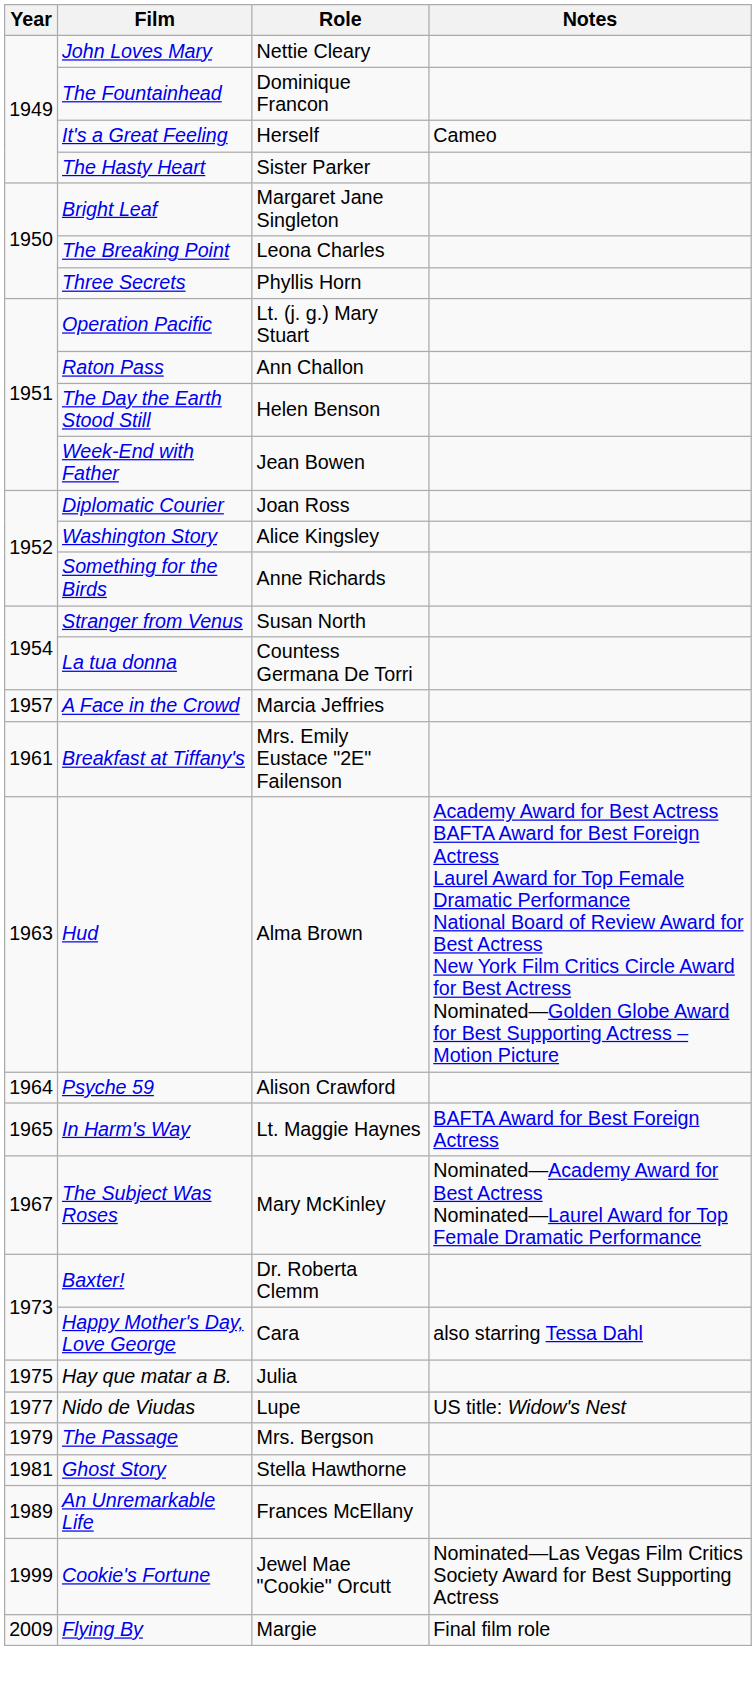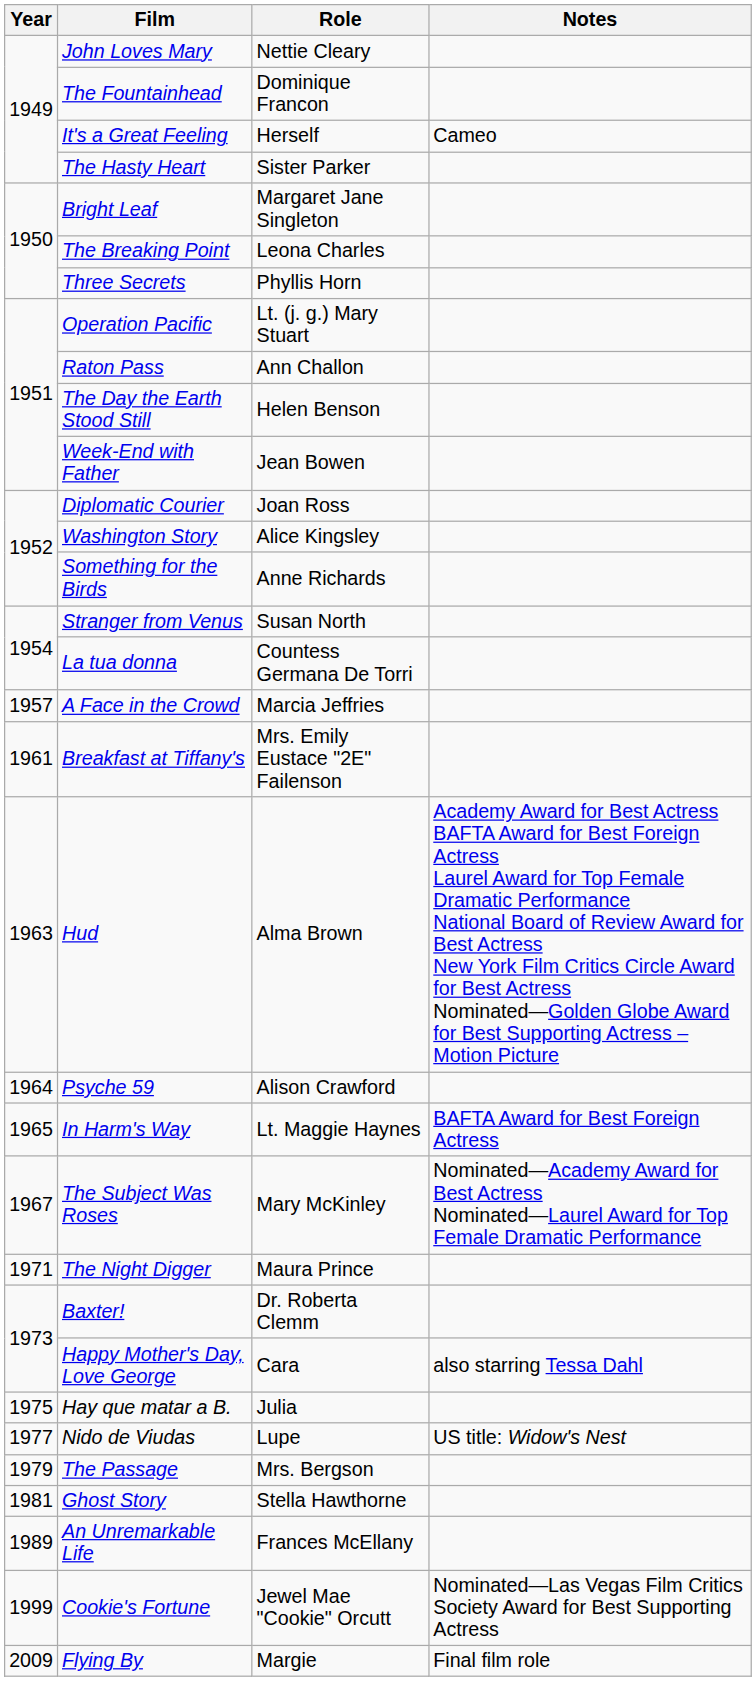+ row: (136, 1269)
